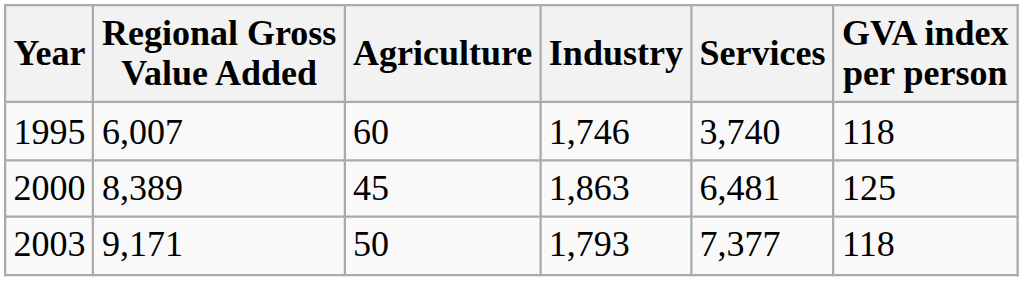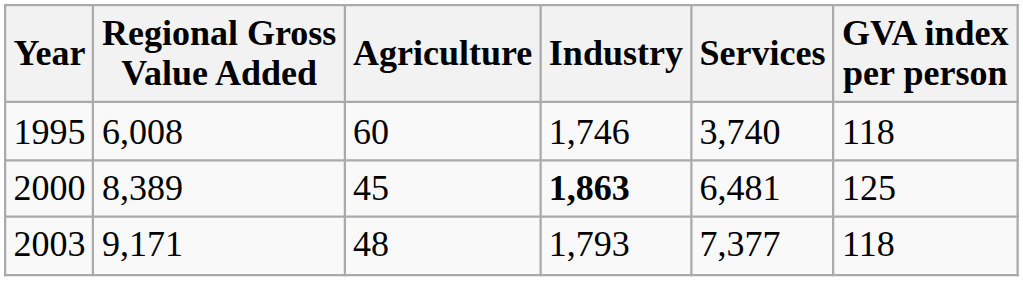(143, 130) 6,007 -> (143, 130) 6,008
(589, 187) normal -> (589, 187) bold
(371, 244) 50 -> (371, 244) 48
